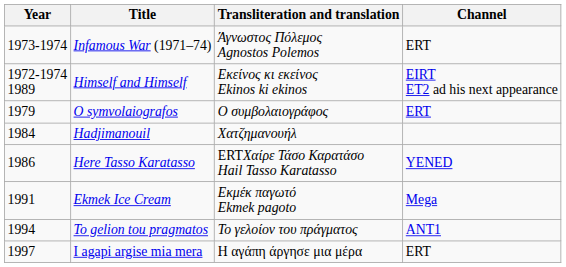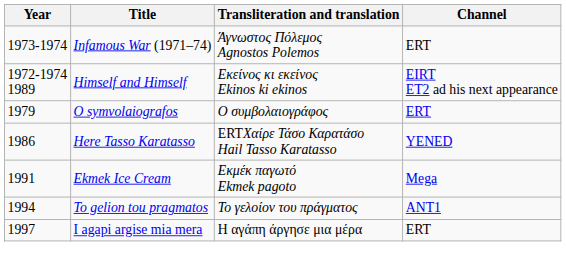- row: (112, 133)
